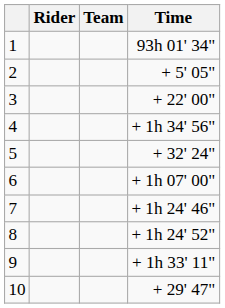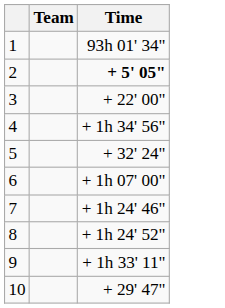- column: (54, 18)
(188, 72) normal -> (136, 72) bold
